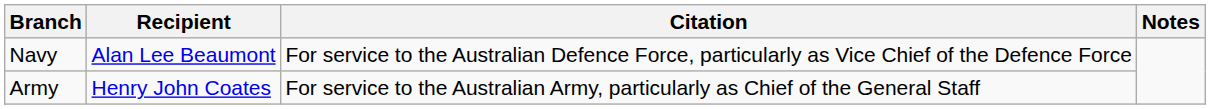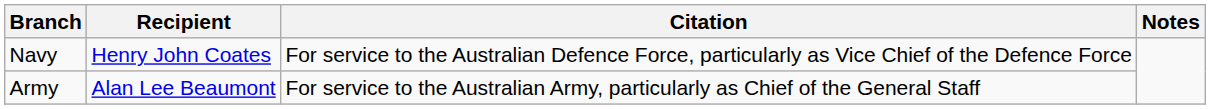(184, 55) Alan Lee Beaumont -> (181, 55) Henry John Coates
(181, 88) Henry John Coates -> (184, 88) Alan Lee Beaumont
